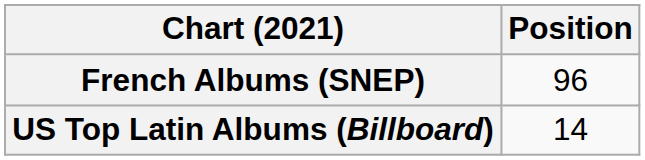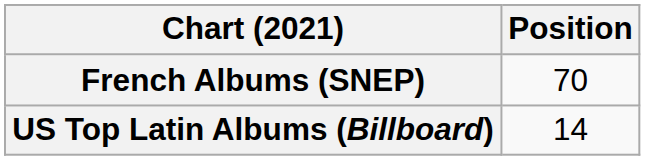(570, 79) 96 -> (570, 79) 70
